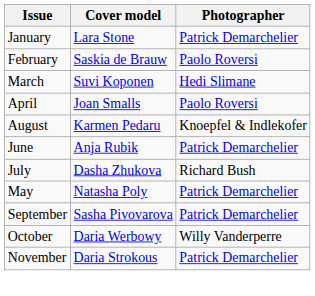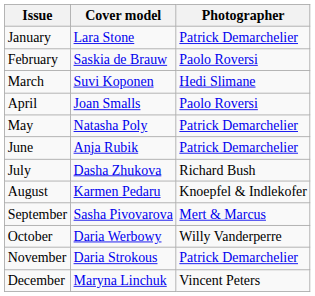rows swapped: (20, 192) <-> (28, 125)
(239, 214) Patrick Demarchelier -> (223, 214) Mert & Marcus
+ row: (36, 280)
